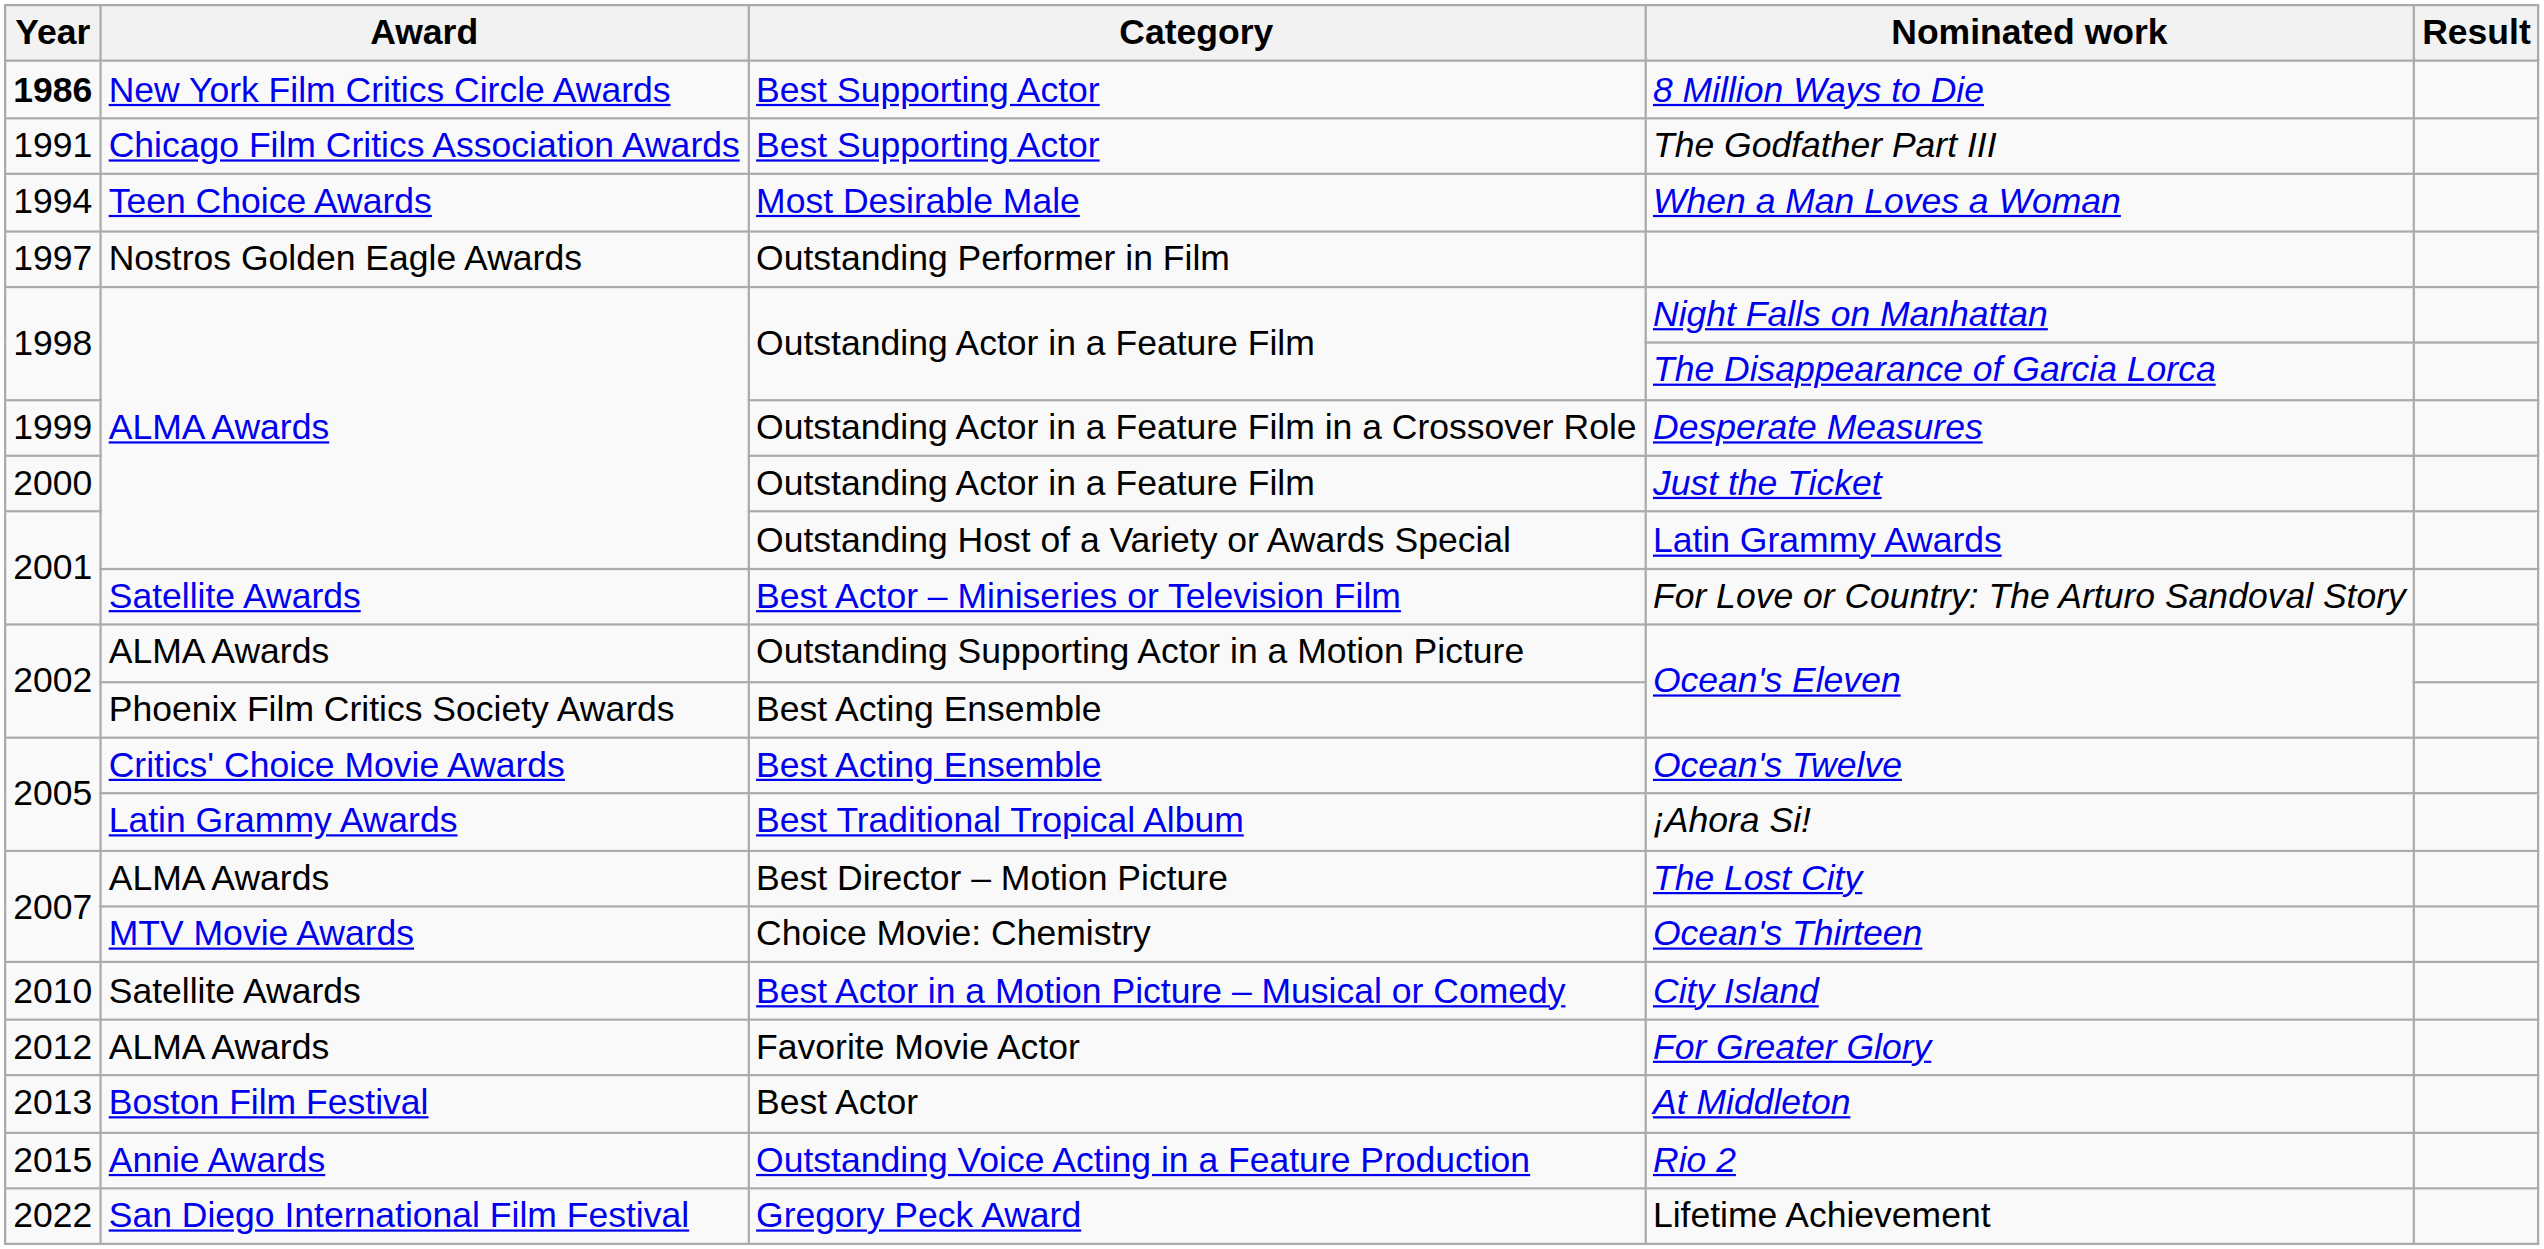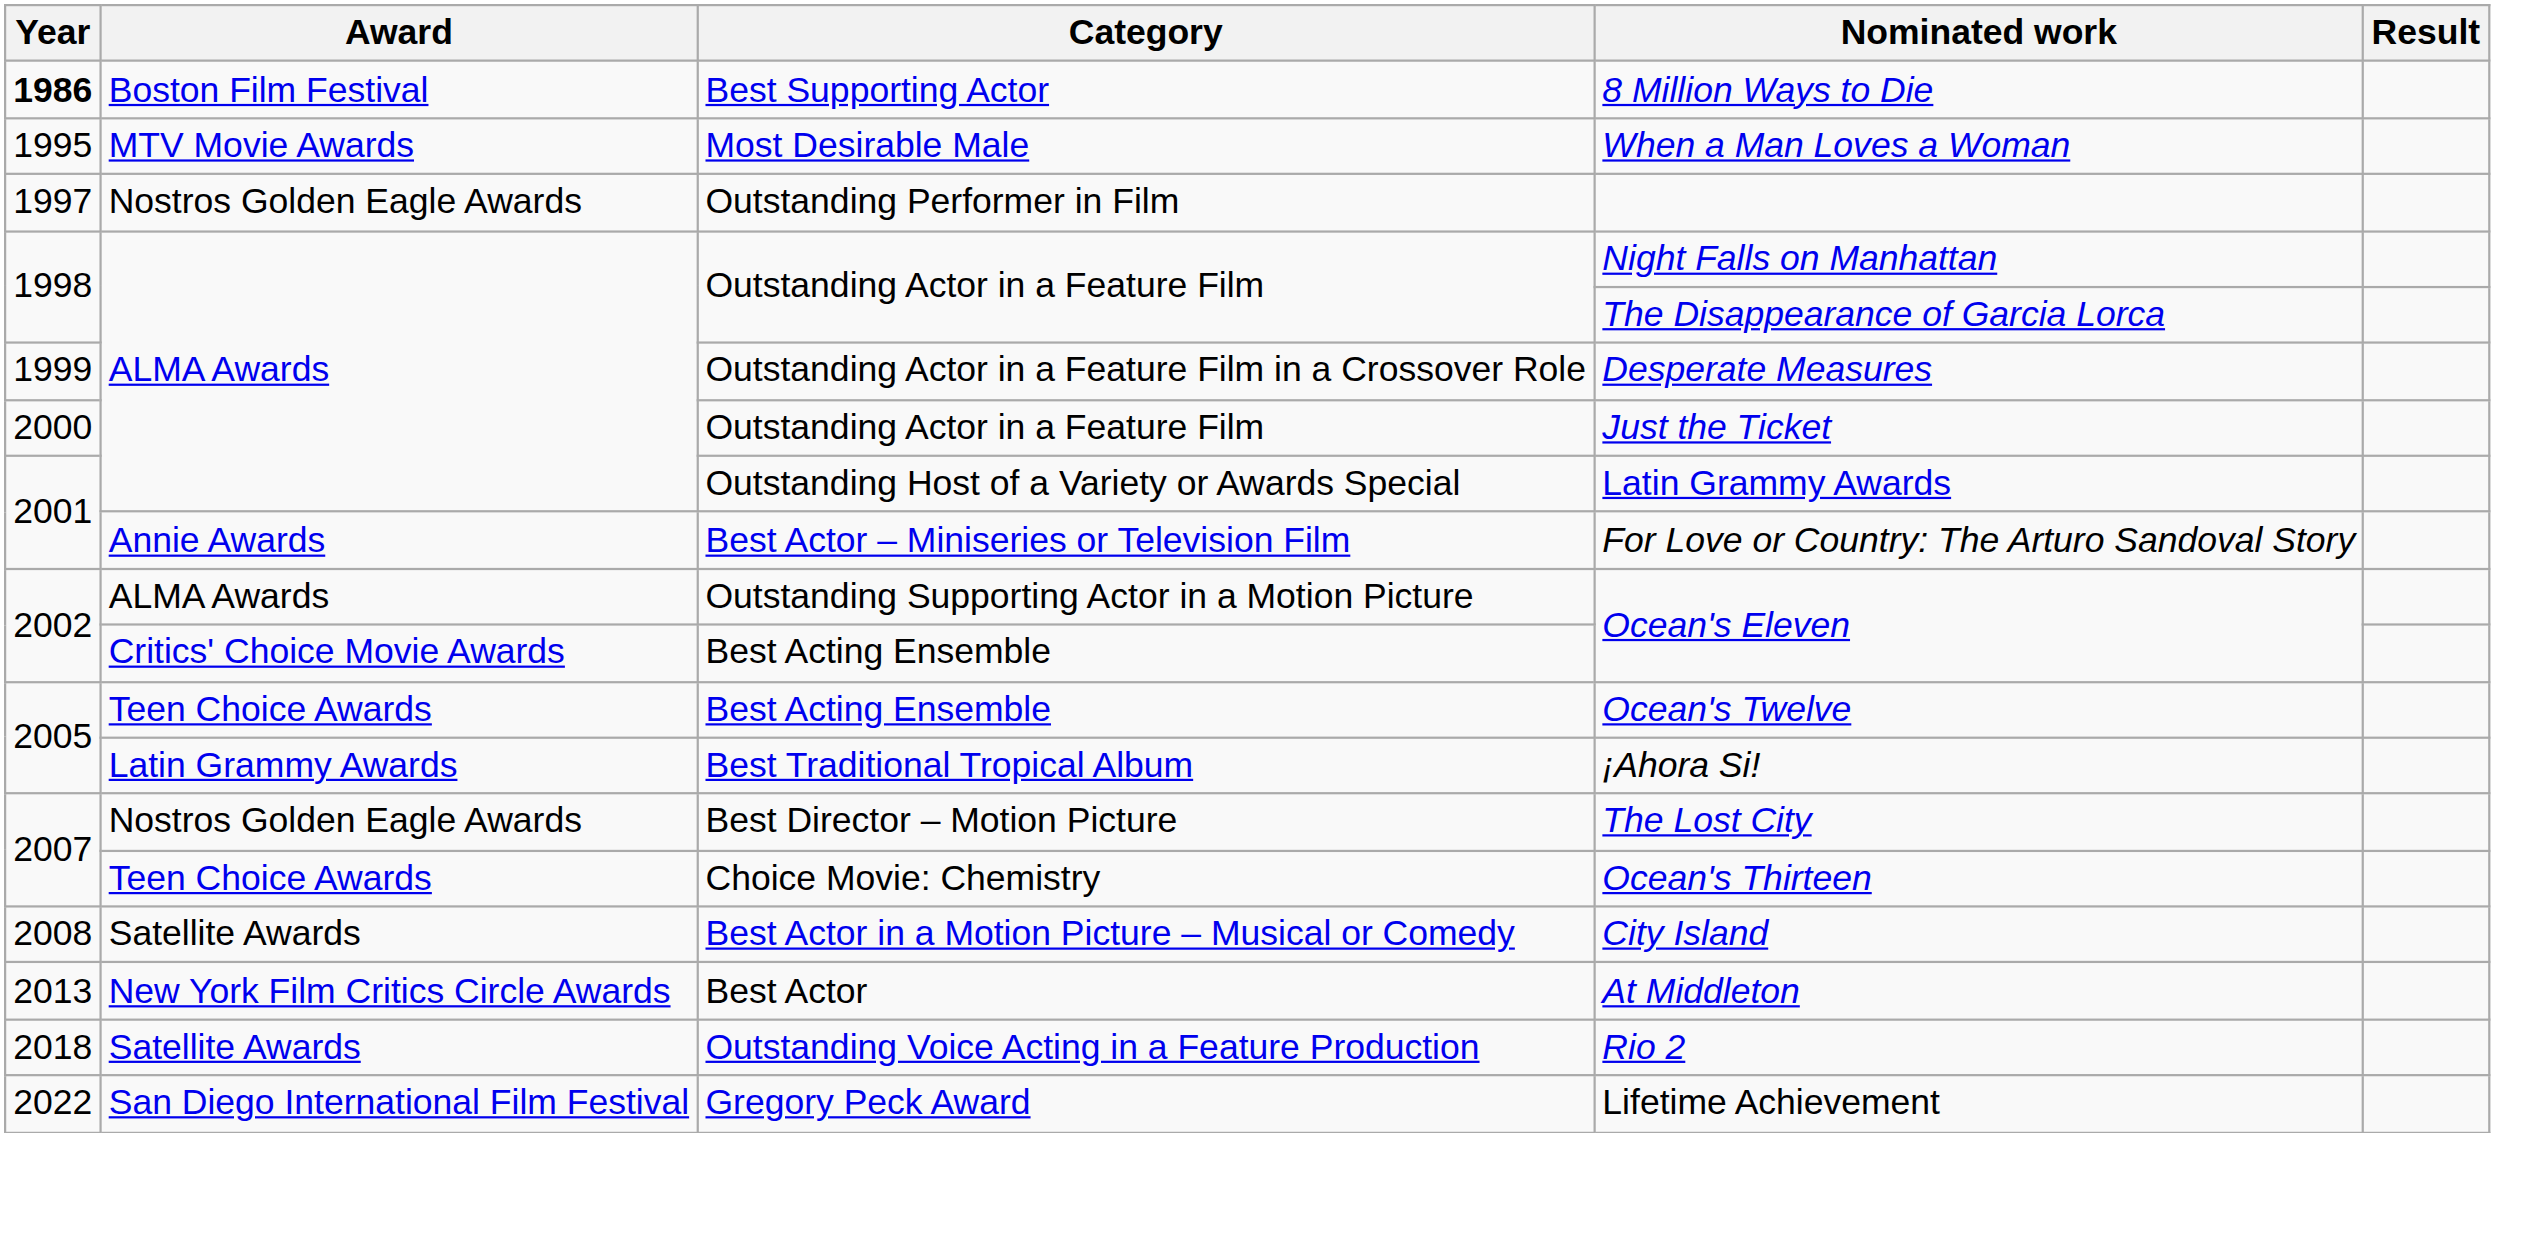(390, 88) New York Film Critics Circle Awards -> (269, 88) Boston Film Festival
- row: (928, 145)
(53, 201) 1994 -> (53, 145) 1995
(270, 201) Teen Choice Awards -> (261, 145) MTV Movie Awards
(235, 595) Satellite Awards -> (217, 539) Annie Awards
(392, 708) Phoenix Film Critics Society Awards -> (337, 652) Critics' Choice Movie Awards
(337, 764) Critics' Choice Movie Awards -> (270, 708) Teen Choice Awards
(219, 877) ALMA Awards -> (345, 821) Nostros Golden Eagle Awards
(261, 933) MTV Movie Awards -> (270, 877) Teen Choice Awards
(53, 990) 2010 -> (53, 933) 2008
- row: (918, 1046)
(269, 1102) Boston Film Festival -> (390, 990) New York Film Critics Circle Awards
(53, 1159) 2015 -> (53, 1046) 2018
(217, 1159) Annie Awards -> (235, 1046) Satellite Awards
